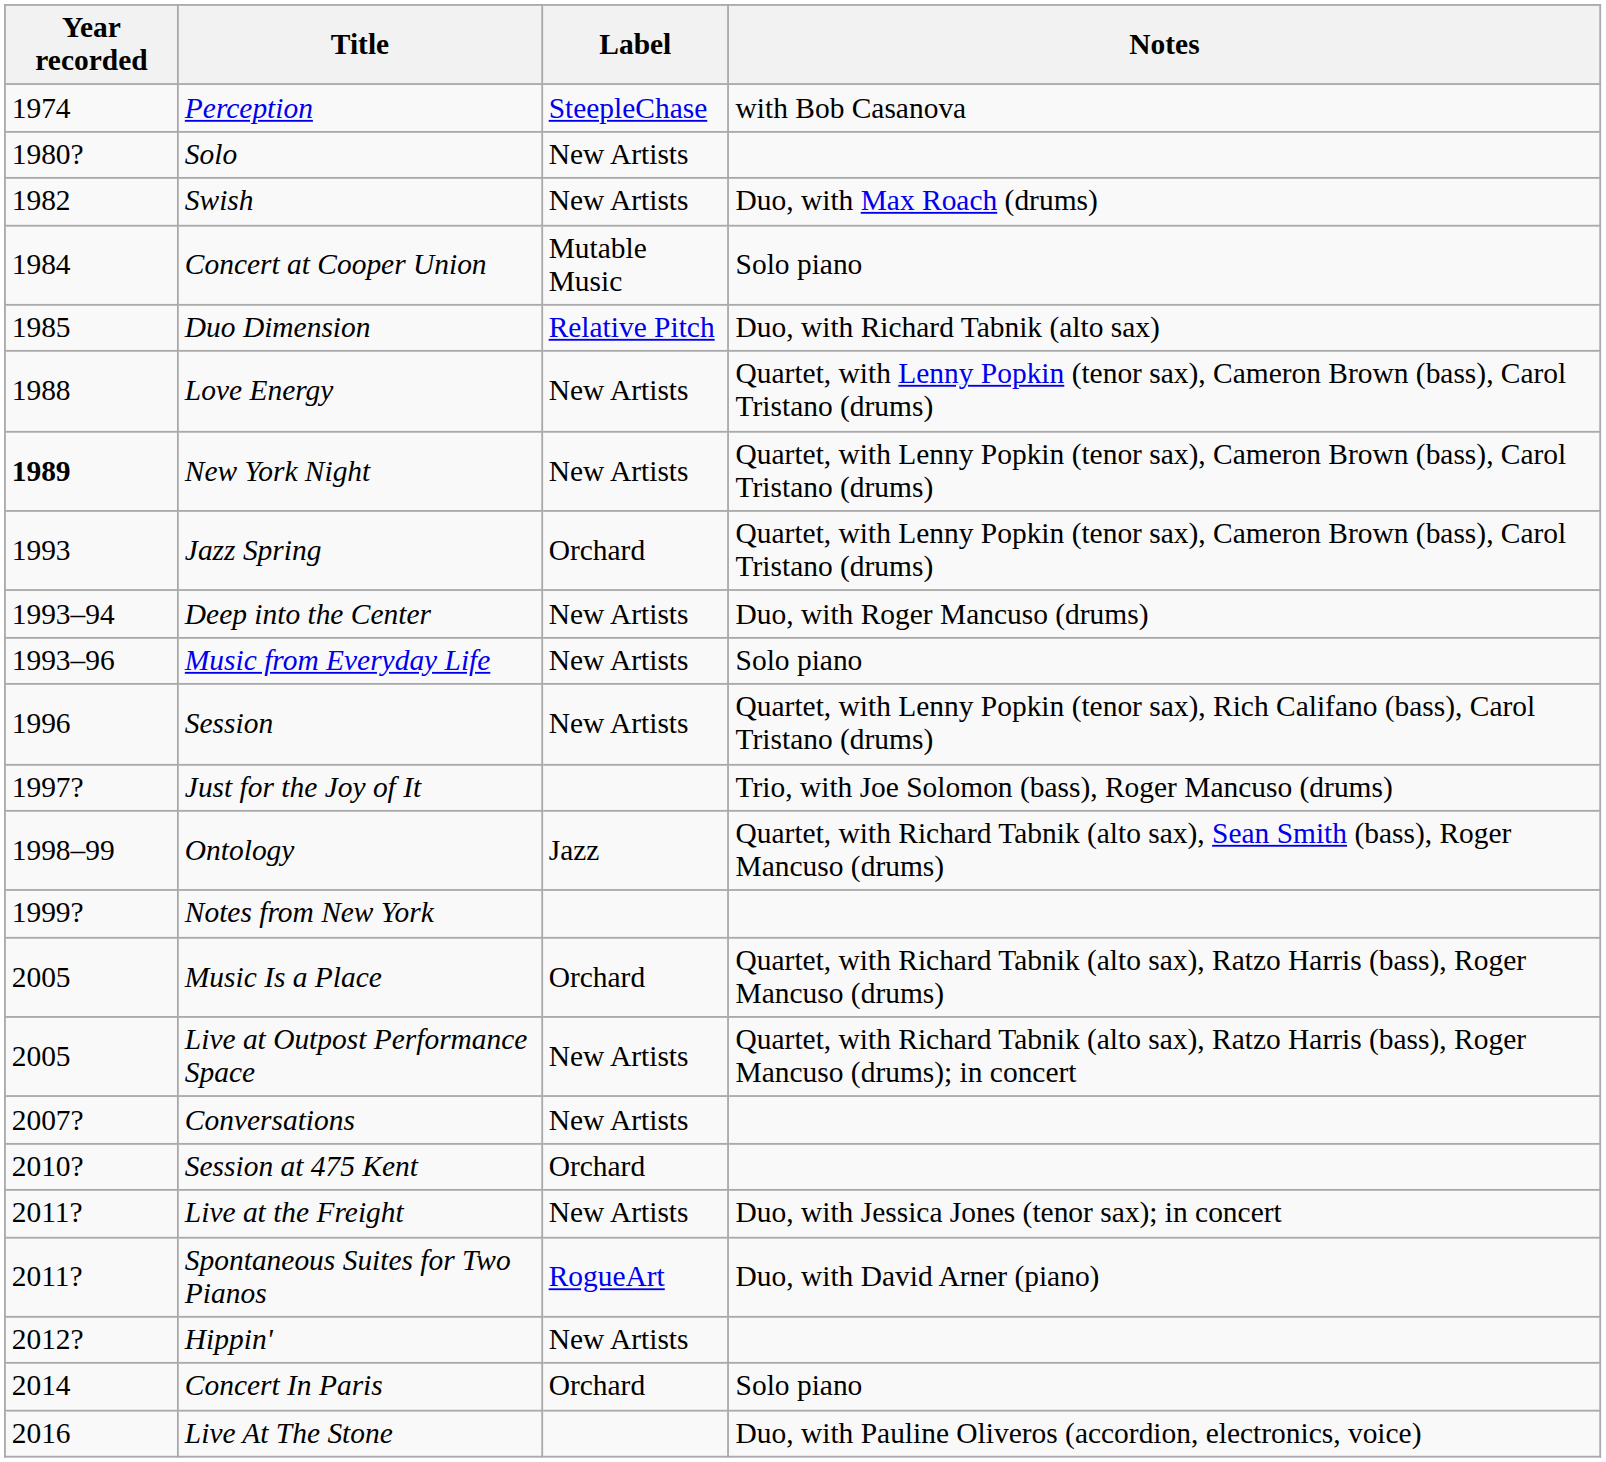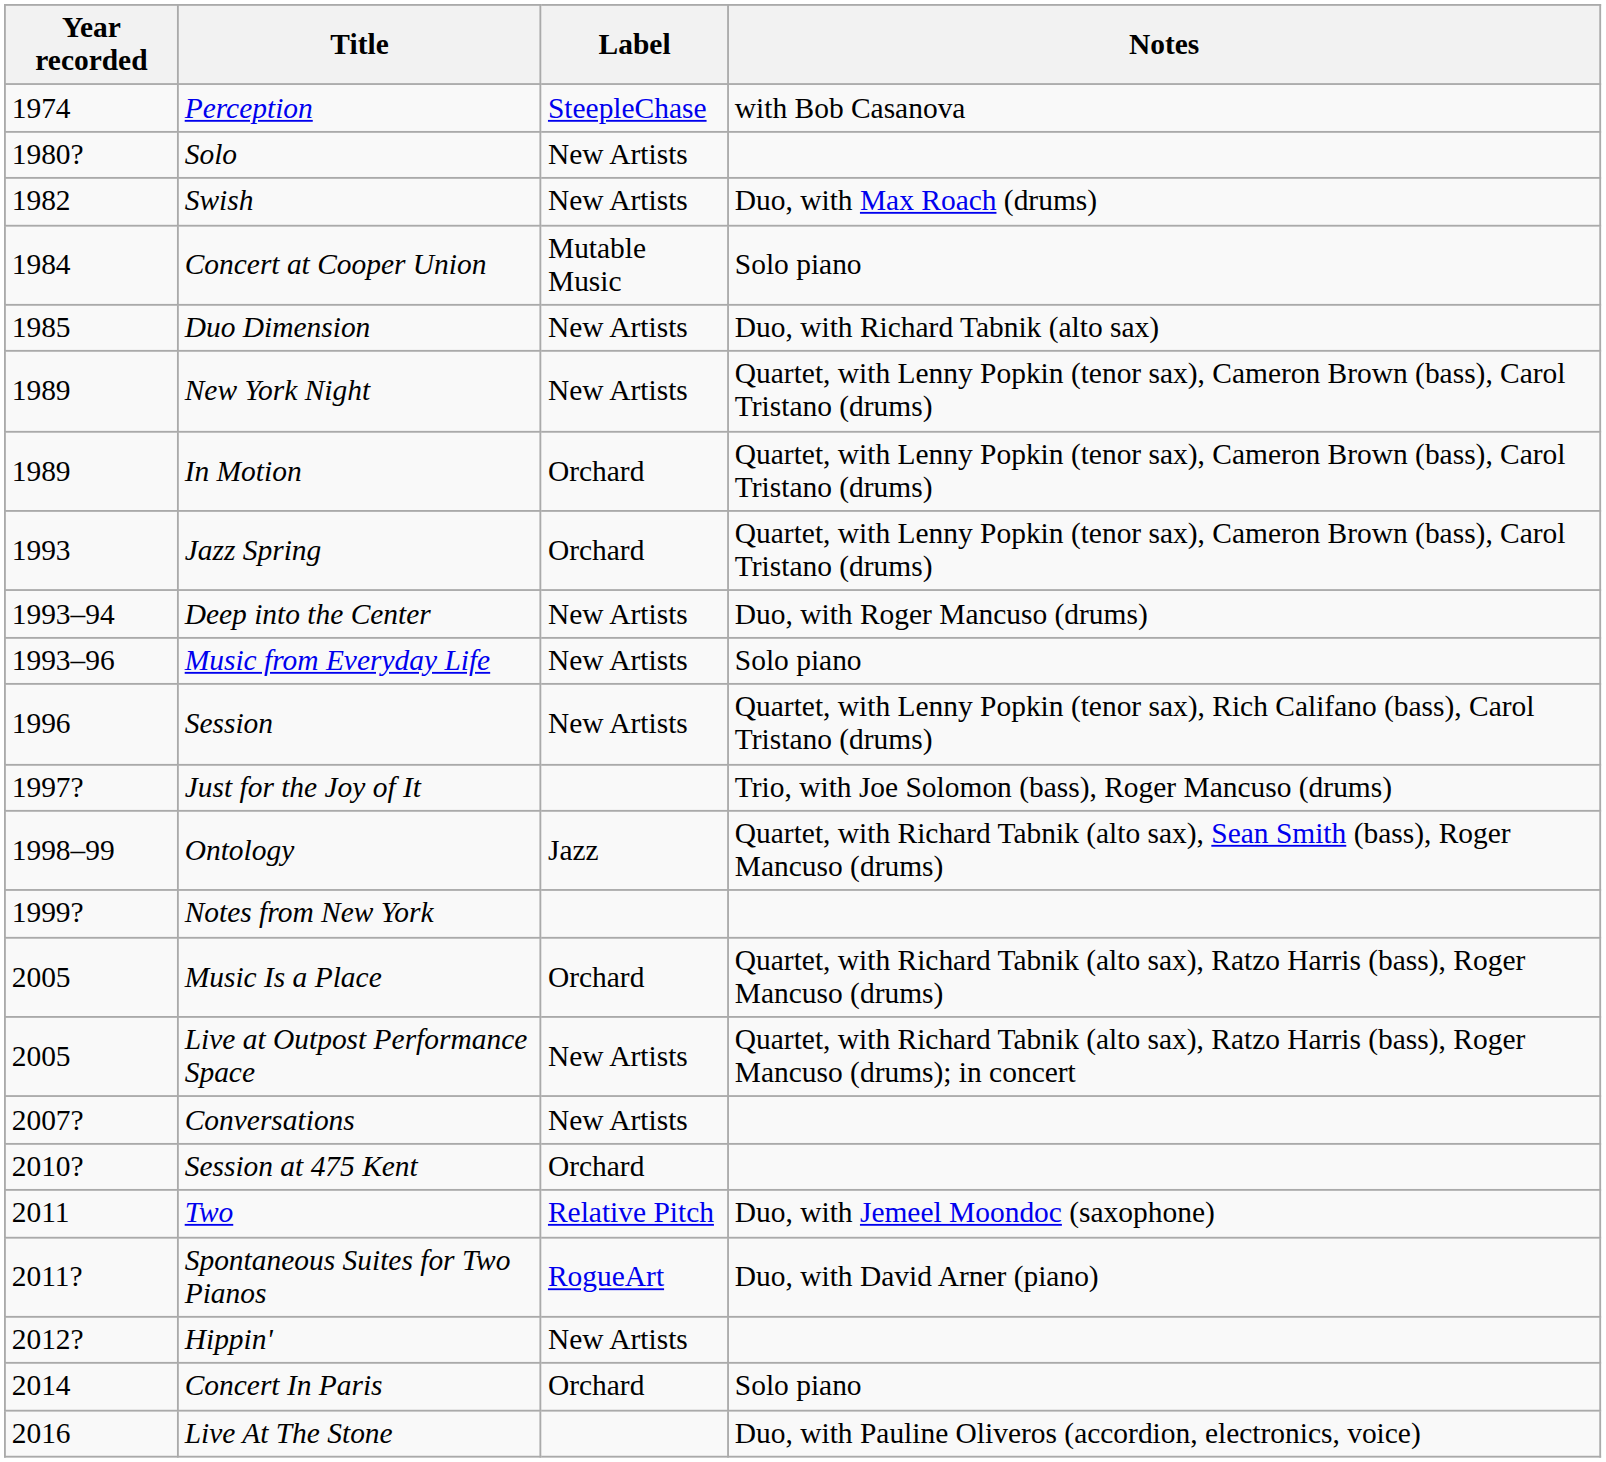(632, 327) Relative Pitch -> (618, 327) New Artists
- row: (259, 390)
(41, 470) bold -> (41, 390) normal
+ row: (243, 470)
+ row: (209, 1213)
- row: (294, 1213)
